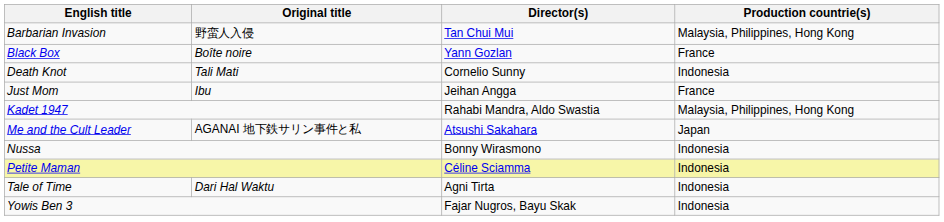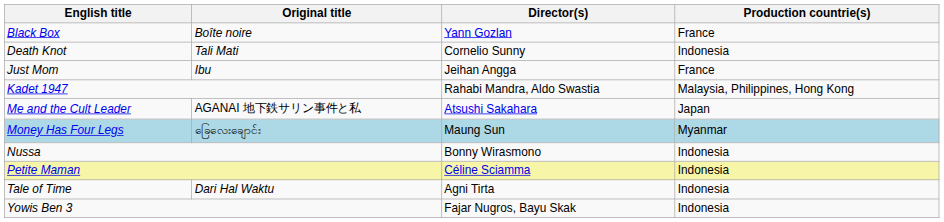- row: (56, 33)
+ row: (65, 130)
